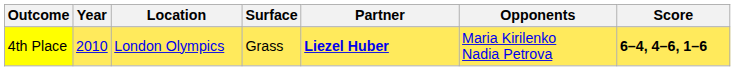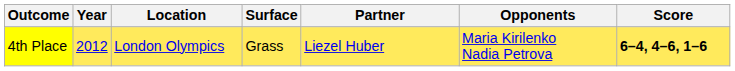(92, 46) 2010 -> (92, 46) 2012
(347, 46) bold -> (344, 46) normal
